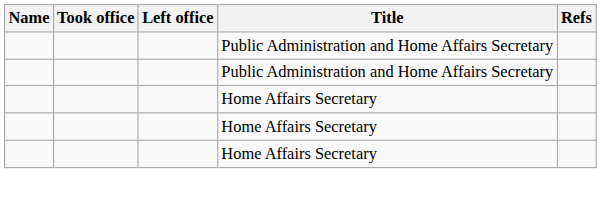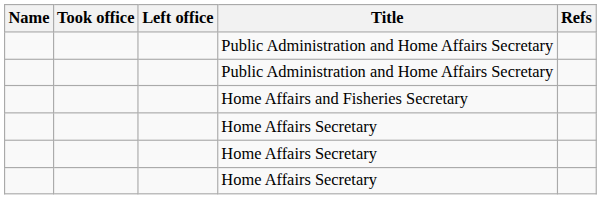+ row: (29, 100)
